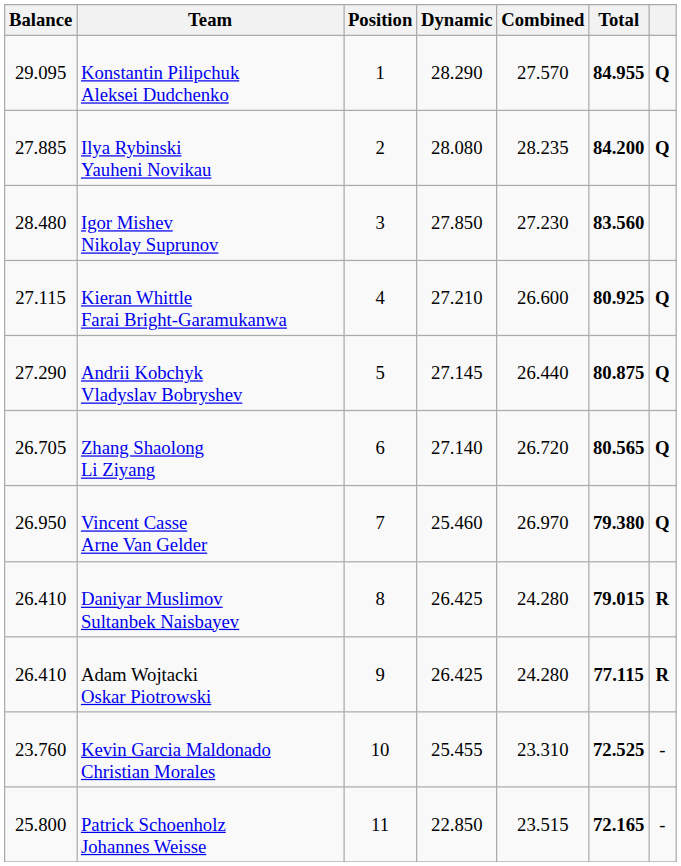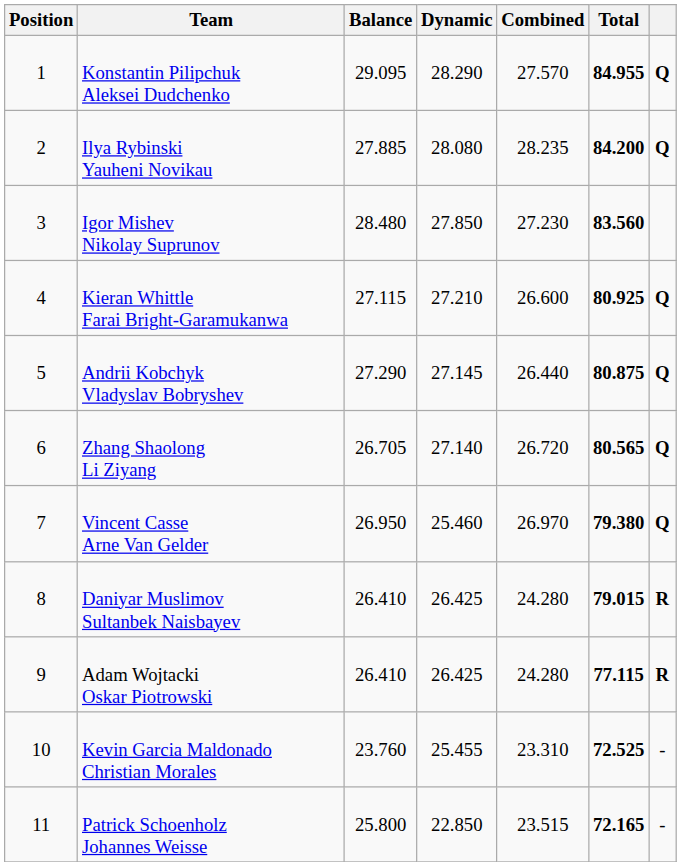columns swapped: (380, 20) <-> (41, 20)
